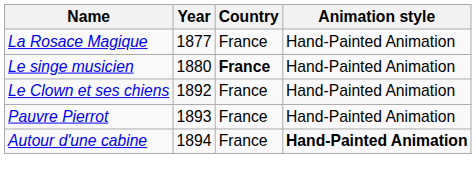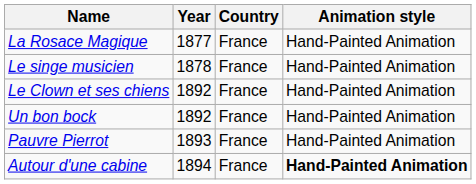(194, 66) 1880 -> (194, 66) 1878
(244, 66) bold -> (243, 66) normal
+ row: (52, 116)
